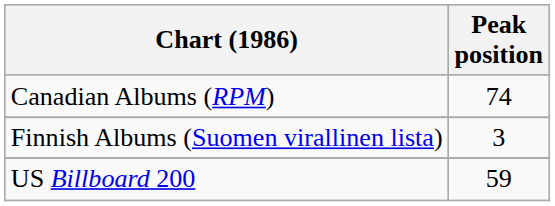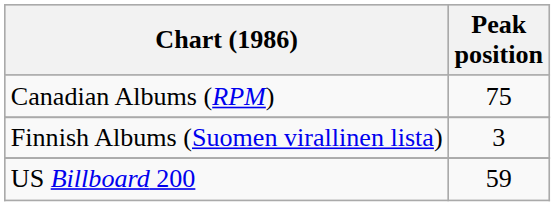(499, 95) 74 -> (499, 95) 75
